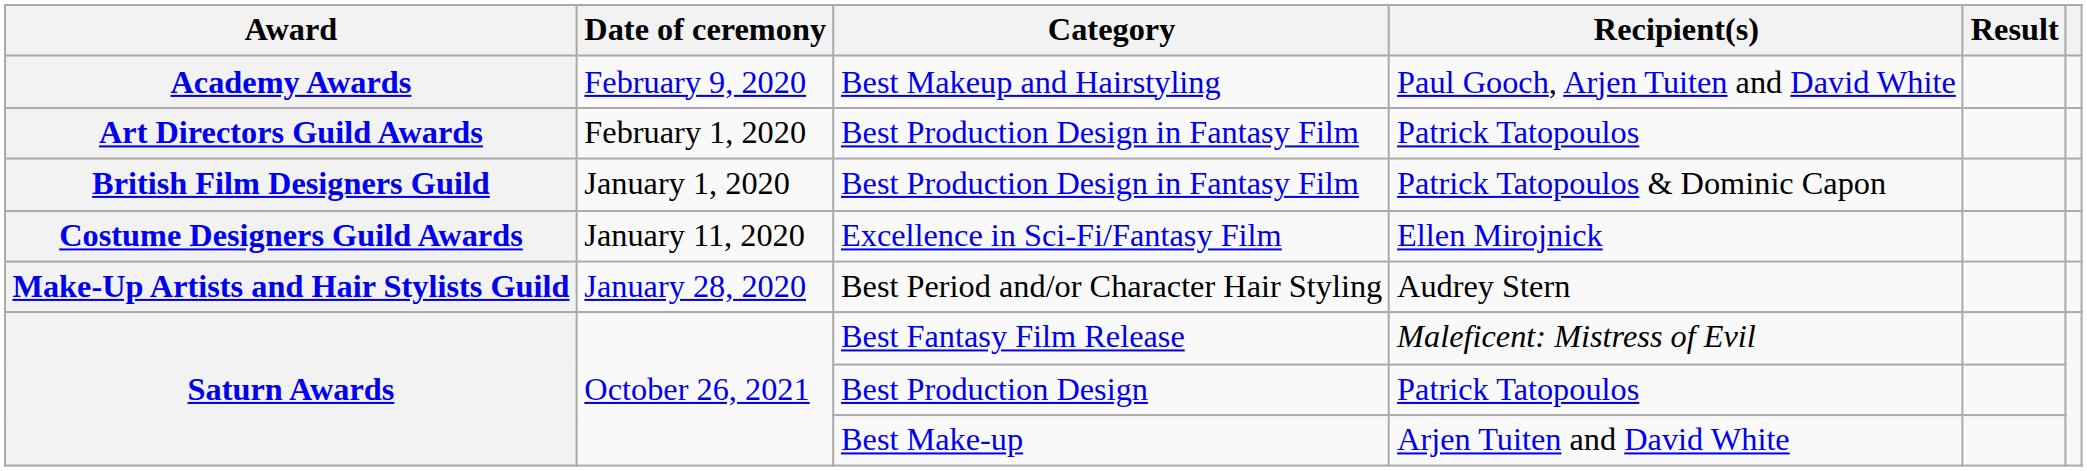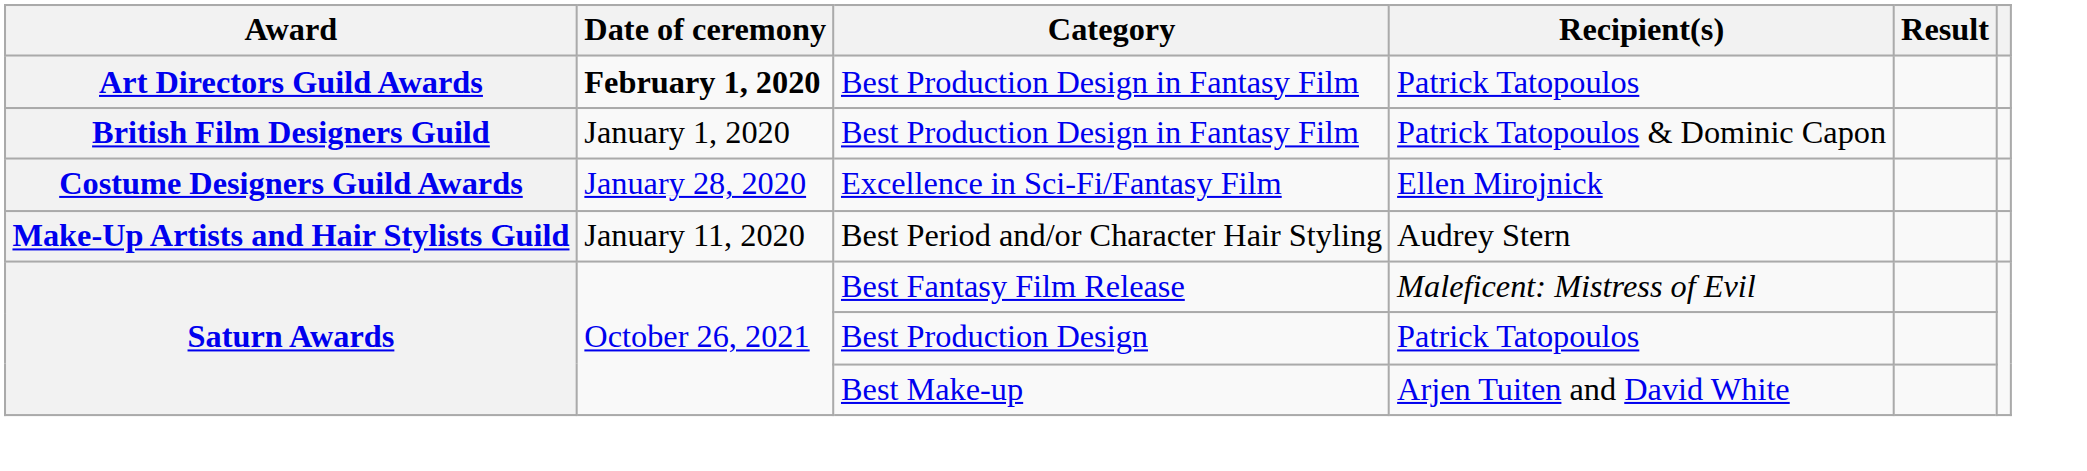- row: (1031, 81)
(695, 132) normal -> (702, 81) bold
(695, 235) January 11, 2020 -> (695, 183) January 28, 2020
(695, 286) January 28, 2020 -> (695, 235) January 11, 2020
